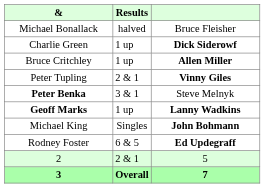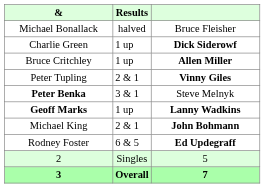(132, 126) Singles -> (127, 126) 2 & 1
(127, 158) 2 & 1 -> (132, 158) Singles
